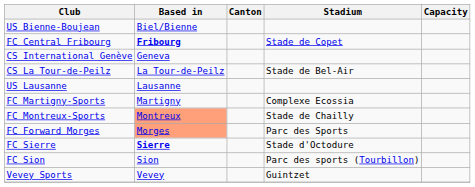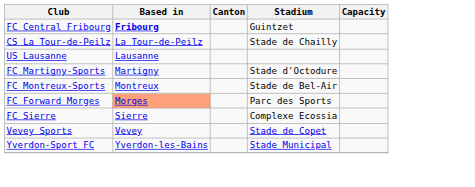- row: (53, 27)
(304, 41) Stade de Copet -> (272, 27) Guintzet
- row: (70, 56)
(310, 71) Stade de Bel-Air -> (293, 41) Stade de Chailly
(310, 101) Complexe Ecossia -> (293, 71) Stade d'Octodure
(159, 116) lightsalmon background -> (137, 86) no background
(310, 116) Stade de Chailly -> (293, 86) Stade de Bel-Air
(153, 145) bold -> (131, 116) normal
(310, 145) Stade d'Octodure -> (293, 116) Complexe Ecossia
- row: (26, 160)
(288, 175) Guintzet -> (288, 130) Stade de Copet
+ row: (50, 145)
